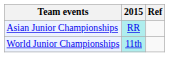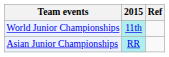rows swapped: (62, 28) <-> (63, 44)
